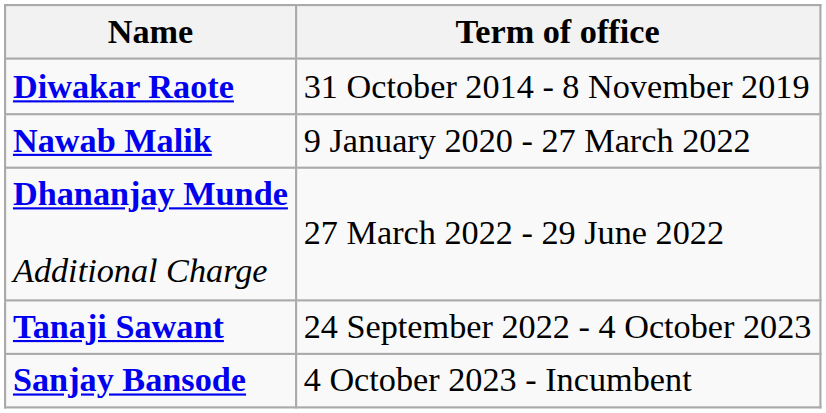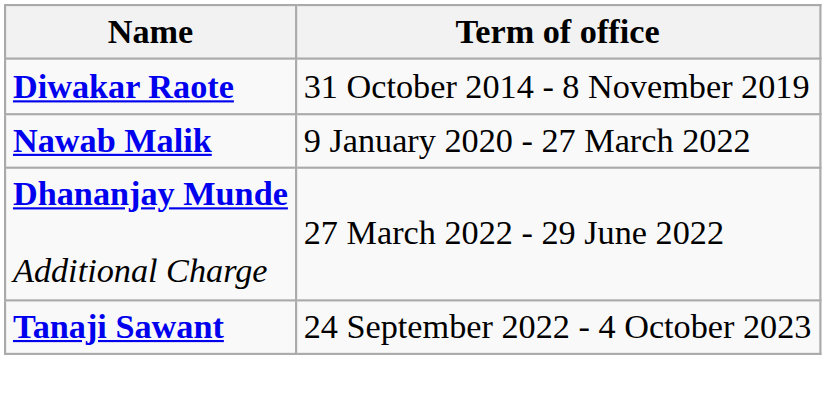- row: (130, 380)
